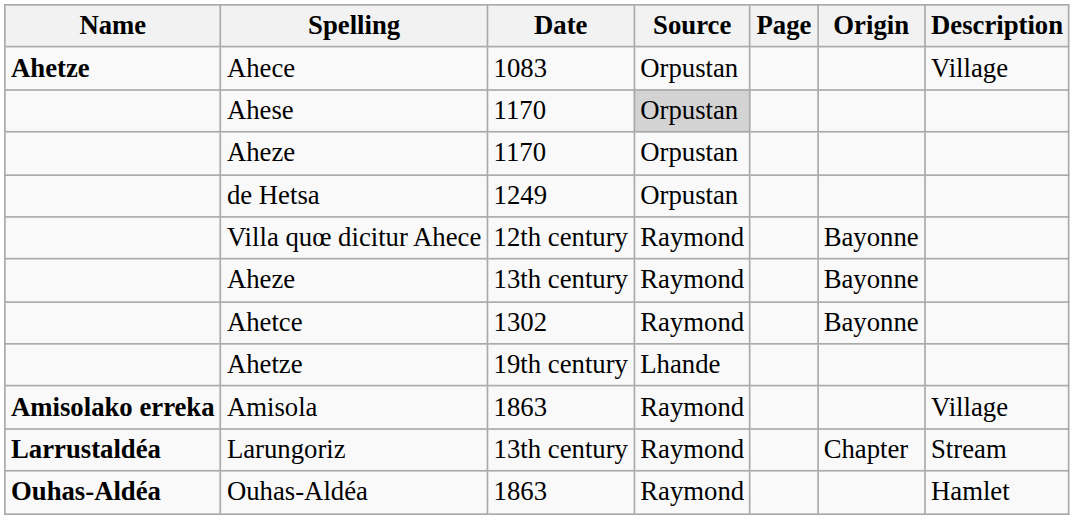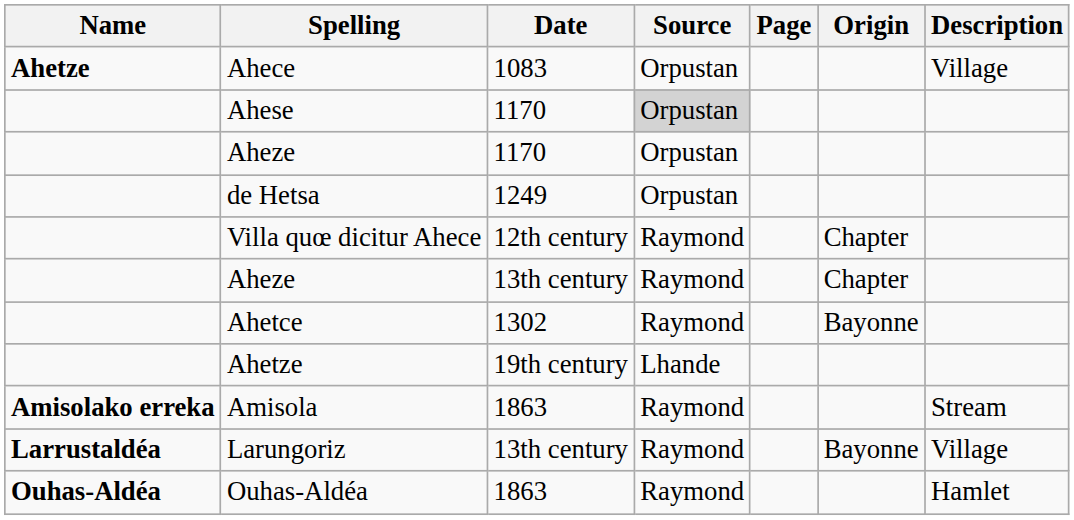(871, 237) Bayonne -> (866, 237) Chapter
(871, 279) Bayonne -> (866, 279) Chapter
(970, 407) Village -> (969, 407) Stream
(866, 449) Chapter -> (871, 449) Bayonne
(969, 449) Stream -> (970, 449) Village
